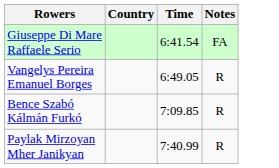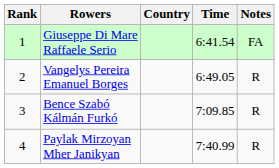+ column: (22, 14)
